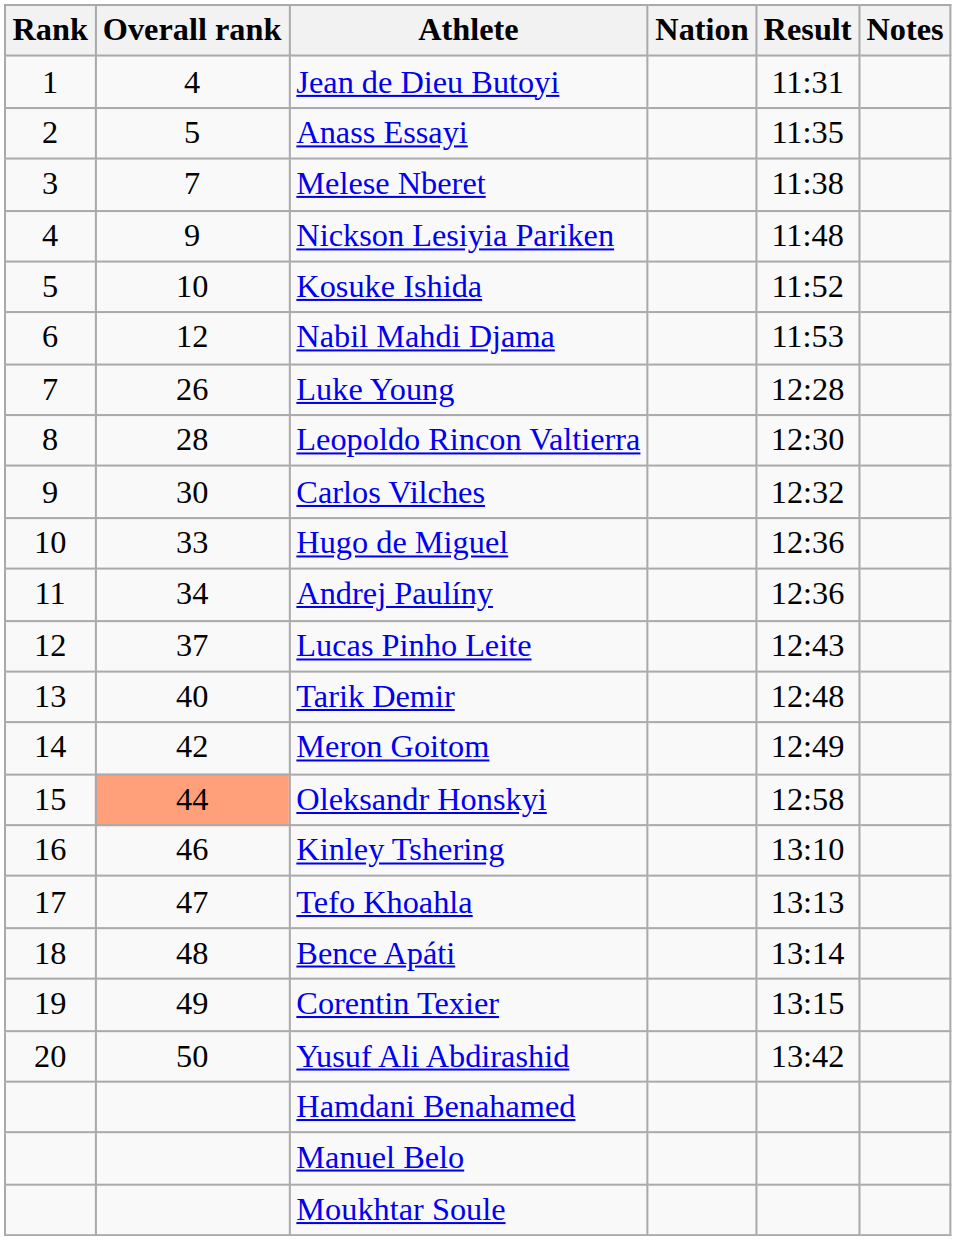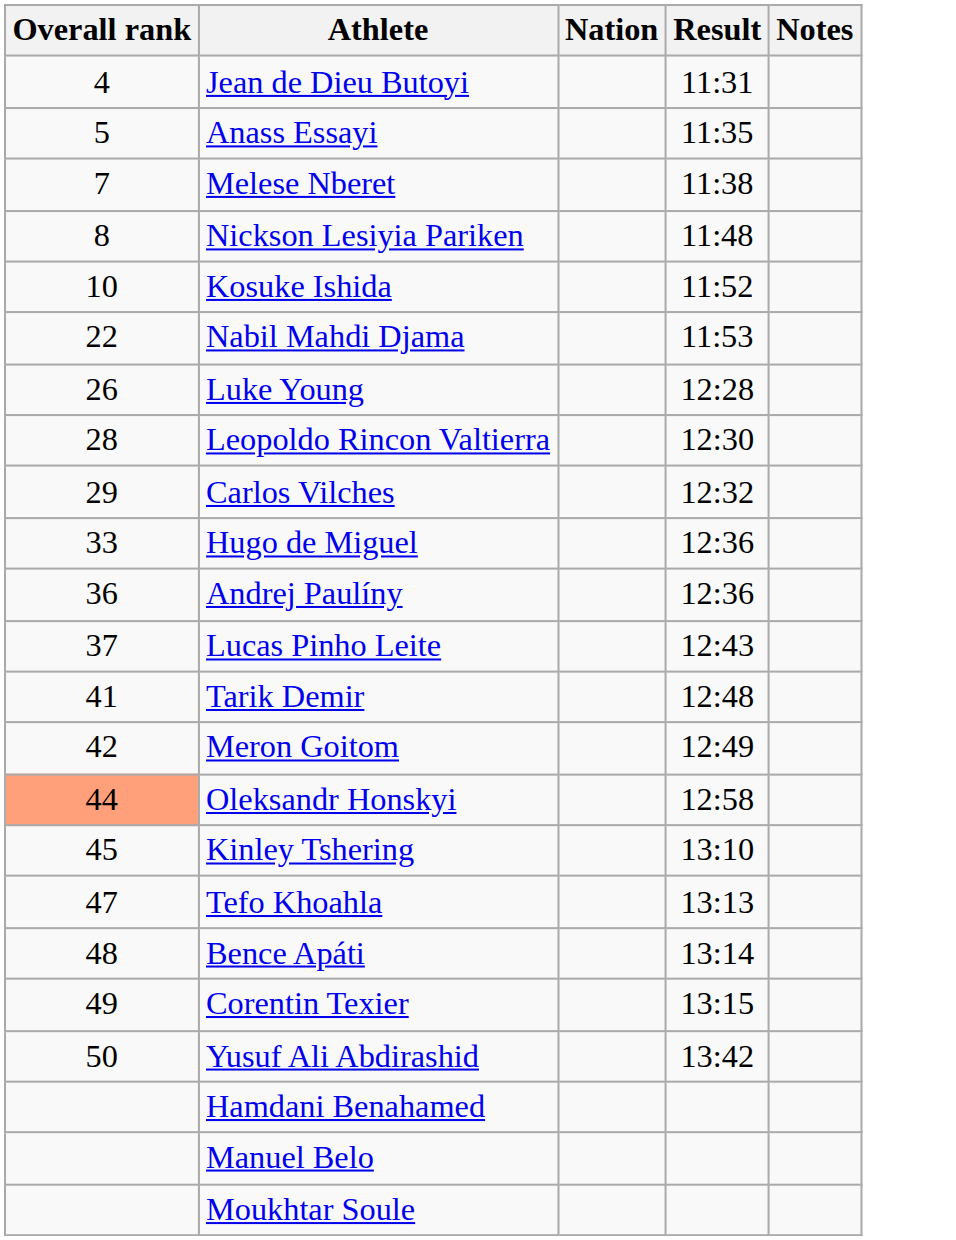- column: (50, 30)
(192, 235) 9 -> (102, 235) 8
(192, 337) 12 -> (102, 337) 22
(192, 491) 30 -> (102, 491) 29
(192, 593) 34 -> (102, 593) 36
(192, 696) 40 -> (102, 696) 41
(192, 850) 46 -> (102, 850) 45
